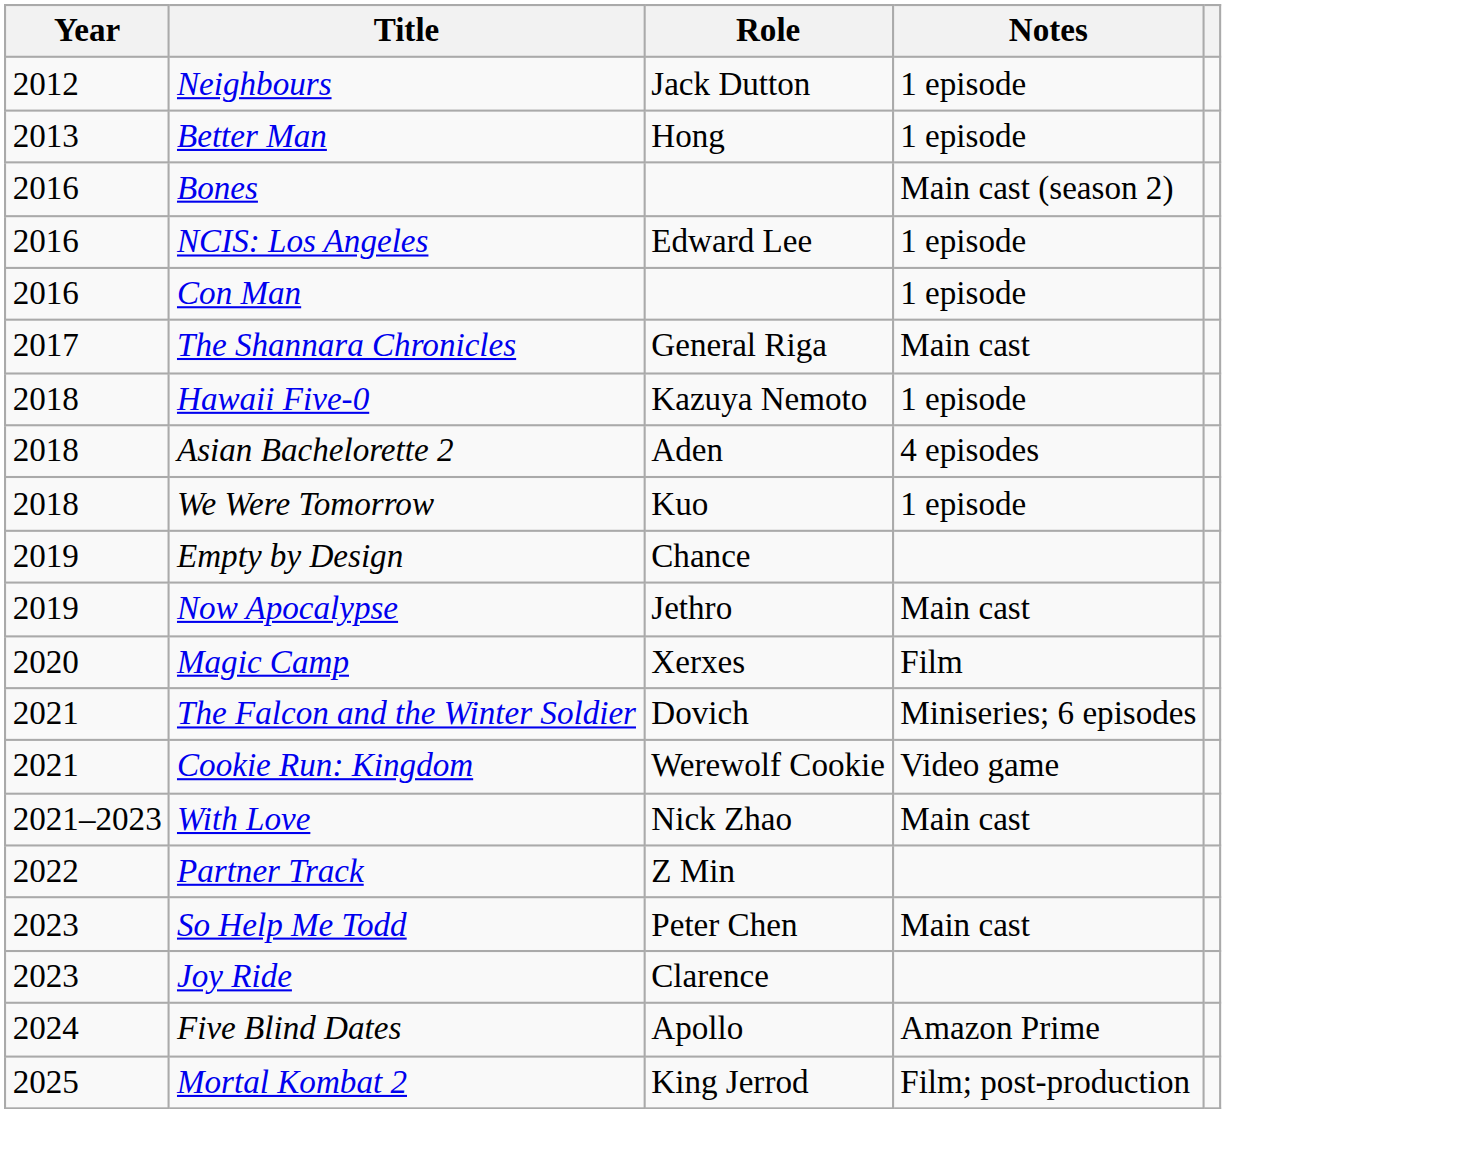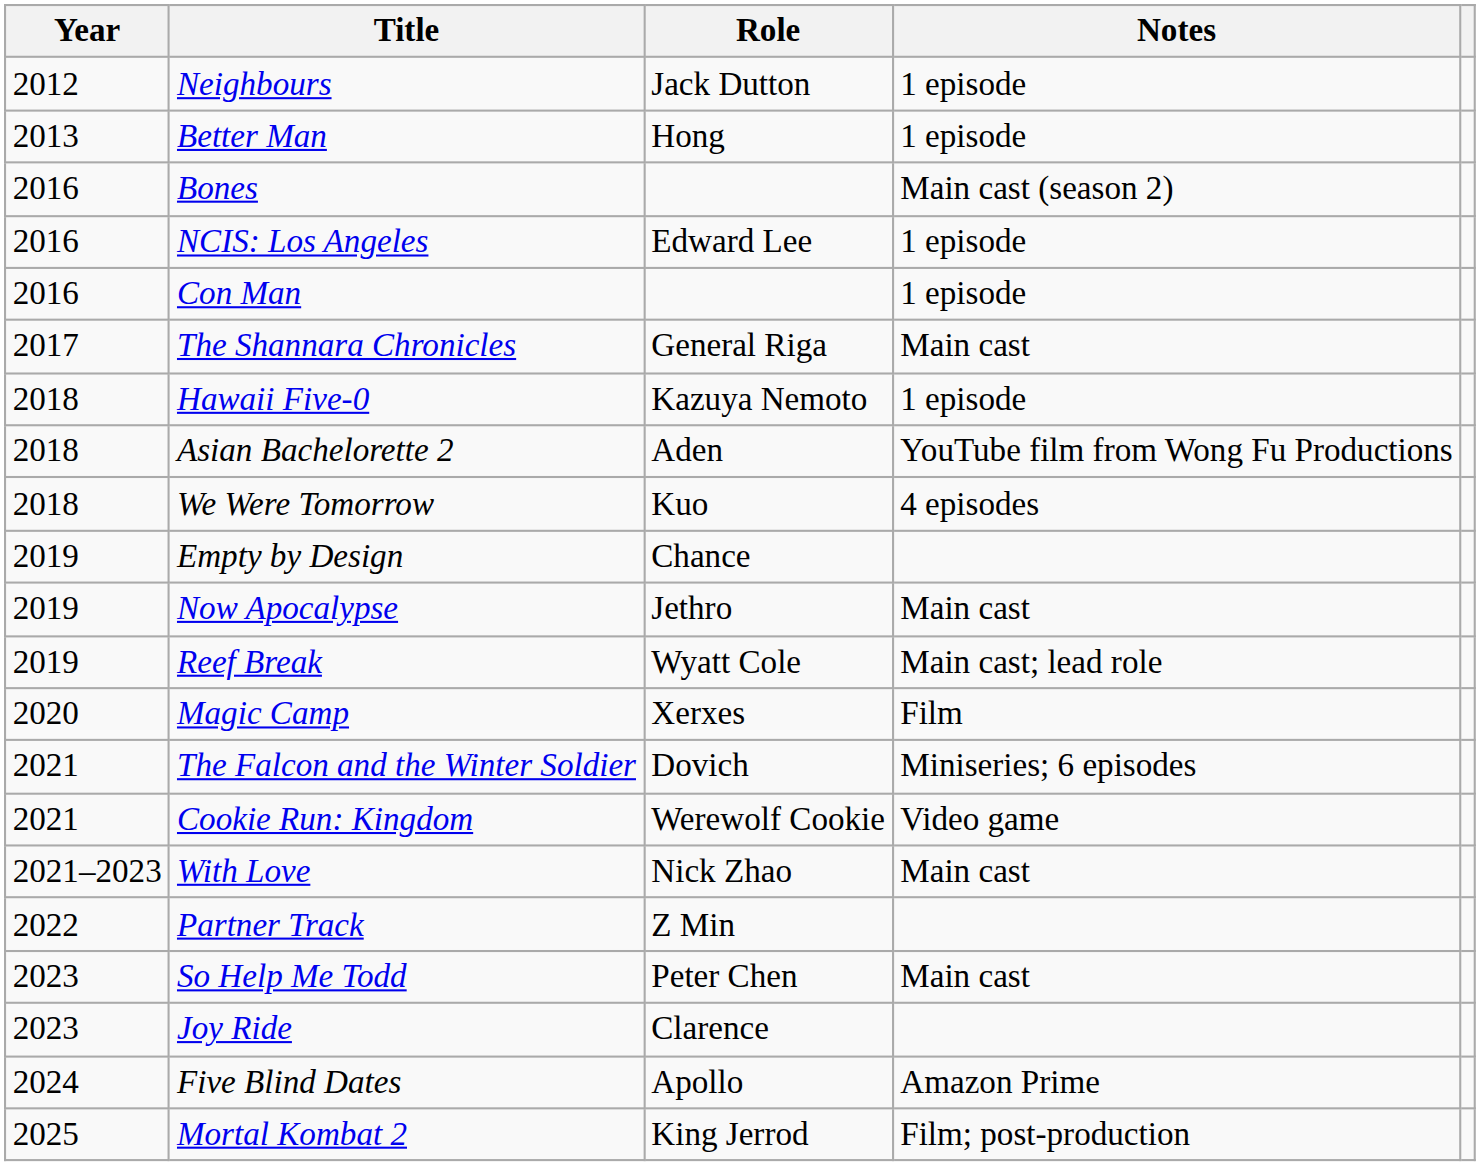(970, 450) 4 episodes -> (1176, 450) YouTube film from Wong Fu Productions
(963, 503) 1 episode -> (970, 503) 4 episodes
+ row: (249, 661)
